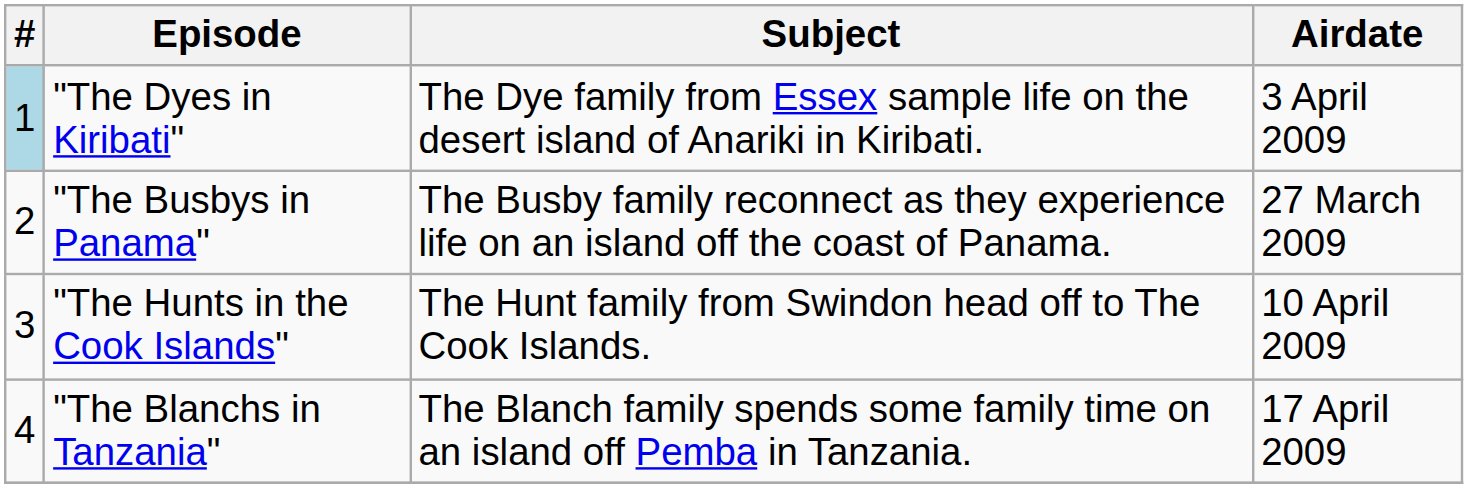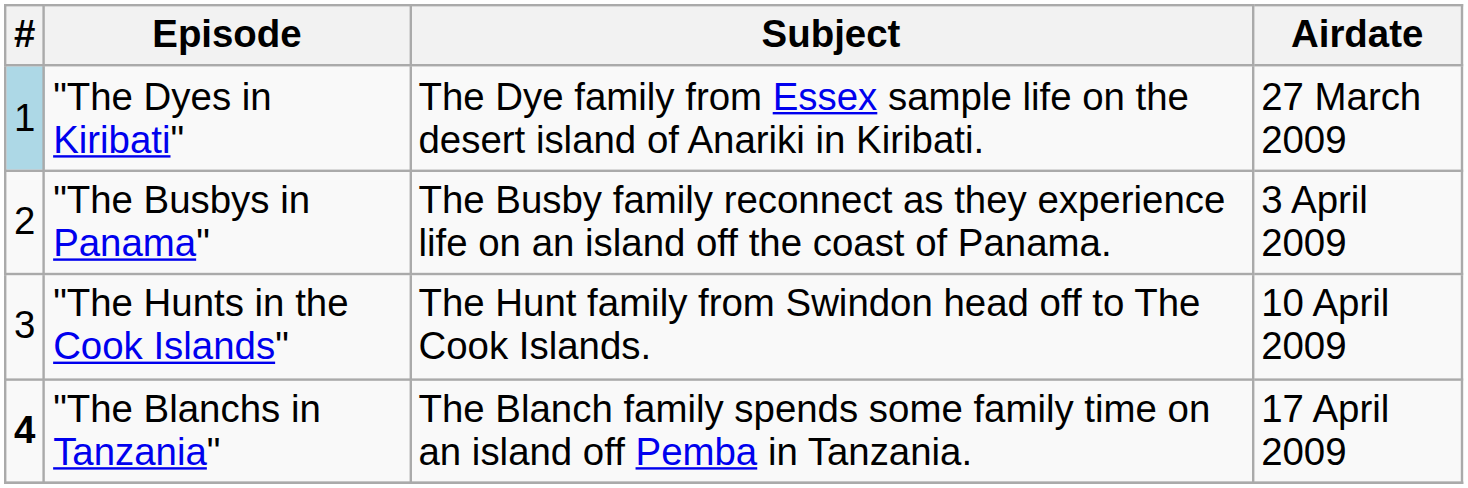(1315, 117) 3 April 2009 -> (1341, 117) 27 March 2009
(1341, 221) 27 March 2009 -> (1315, 221) 3 April 2009
(25, 429) normal -> (25, 429) bold
